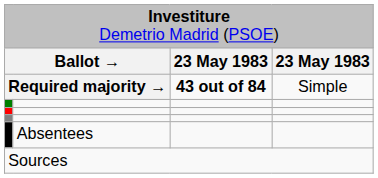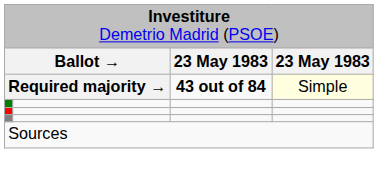(323, 86) no background -> (323, 86) lightyellow background
- row: (9, 135)
